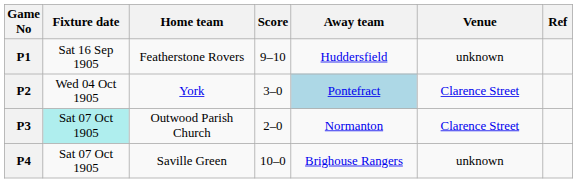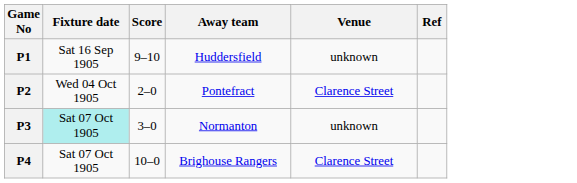- column: (192, 21)
(273, 91) 3–0 -> (147, 91) 2–0
(354, 91) lightblue background -> (228, 91) no background
(273, 125) 2–0 -> (147, 125) 3–0
(480, 125) Clarence Street -> (354, 125) unknown
(480, 160) unknown -> (354, 160) Clarence Street
